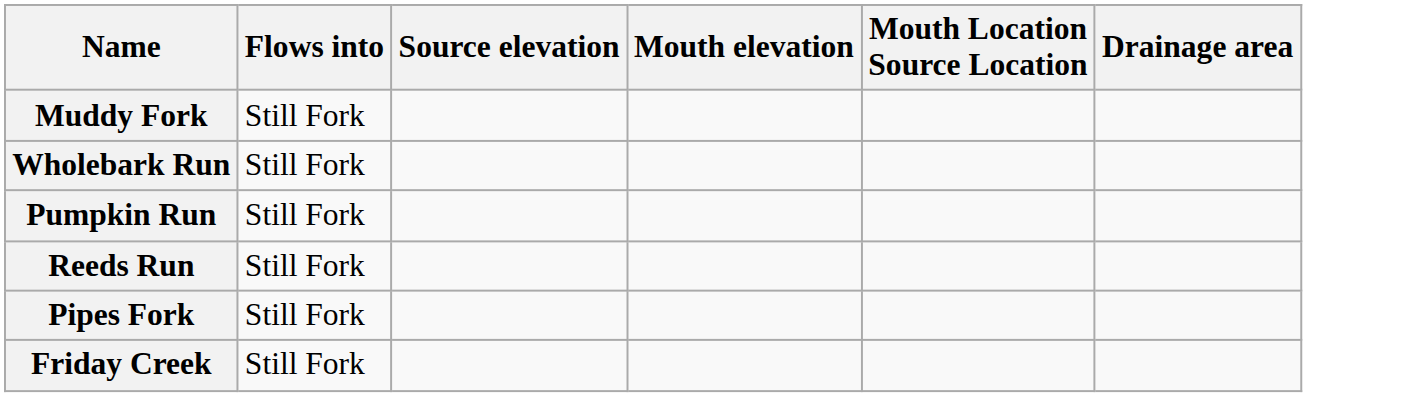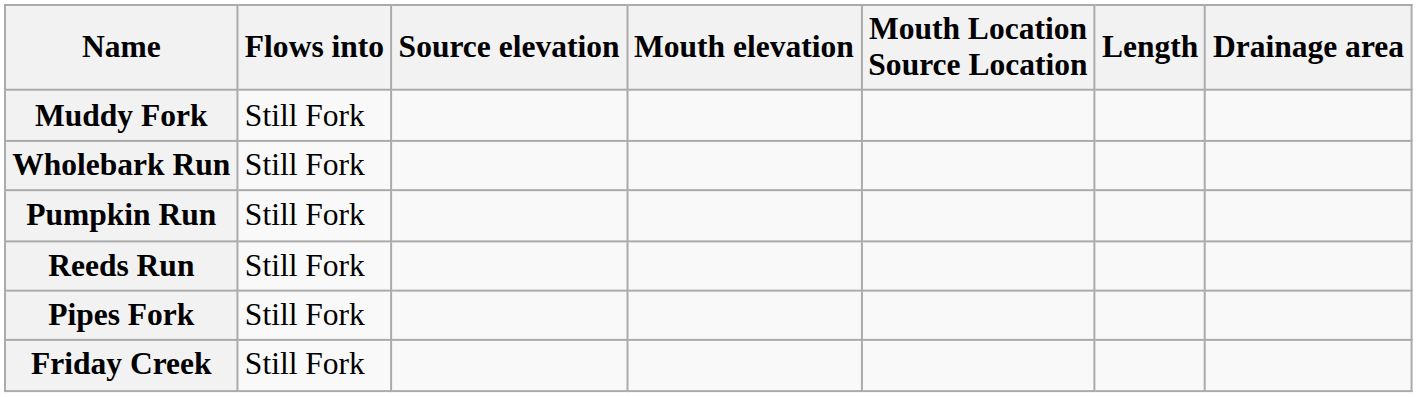+ column: (1150, 47)
